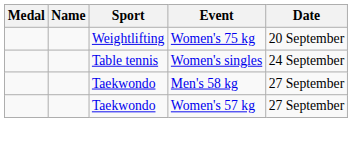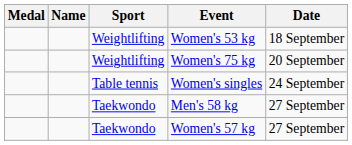+ row: (213, 38)
